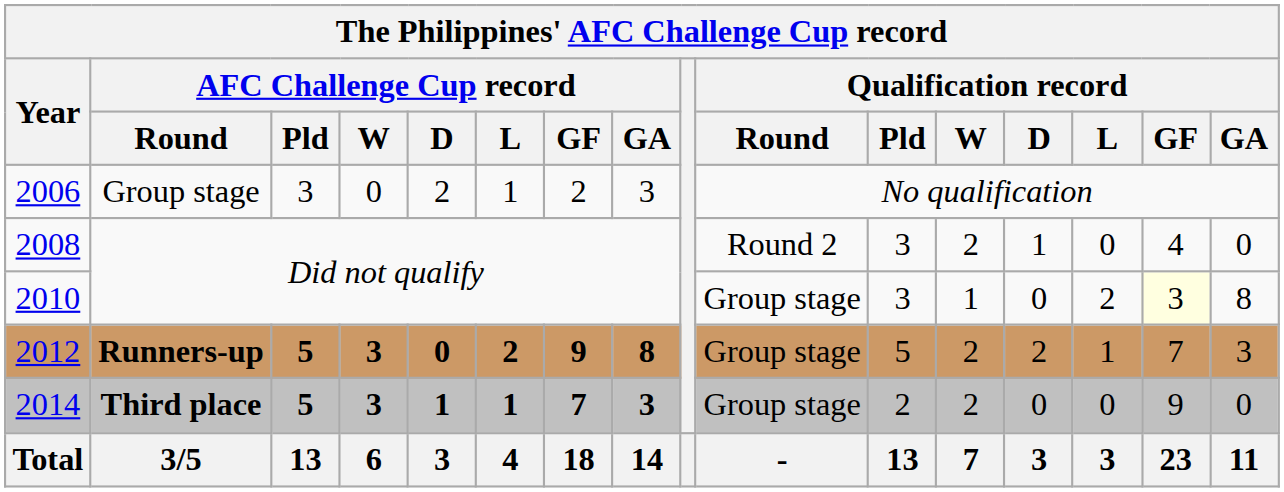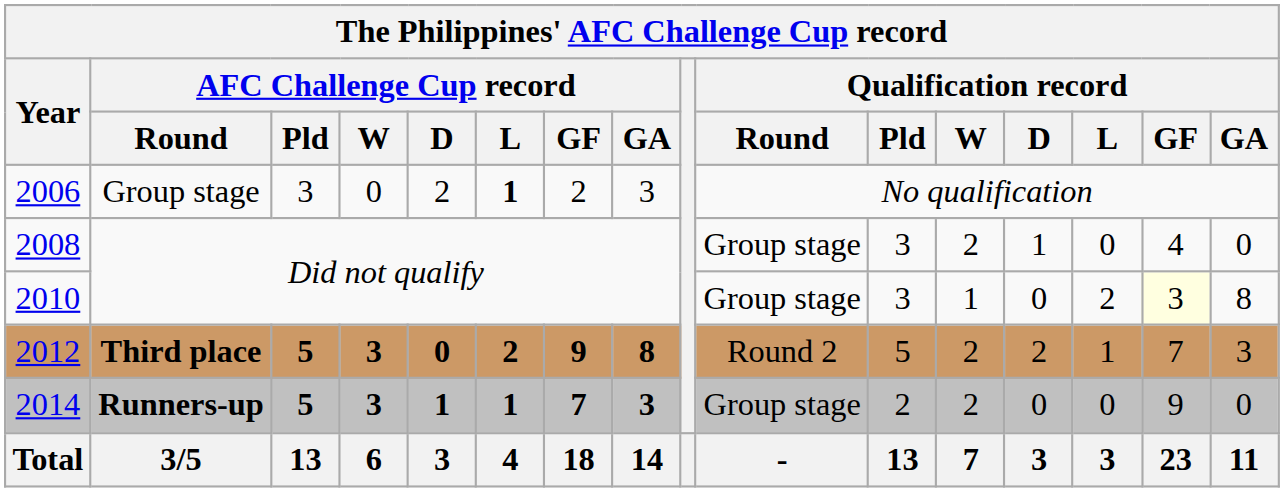(510, 191) normal -> (510, 191) bold
(782, 244) Round 2 -> (782, 244) Group stage
(181, 351) Runners-up -> (181, 351) Third place
(782, 351) Group stage -> (782, 351) Round 2
(181, 405) Third place -> (181, 405) Runners-up
